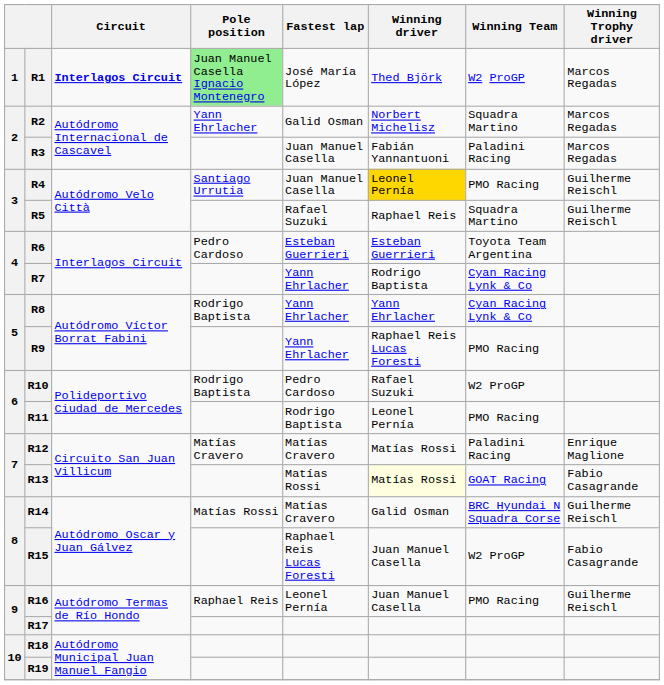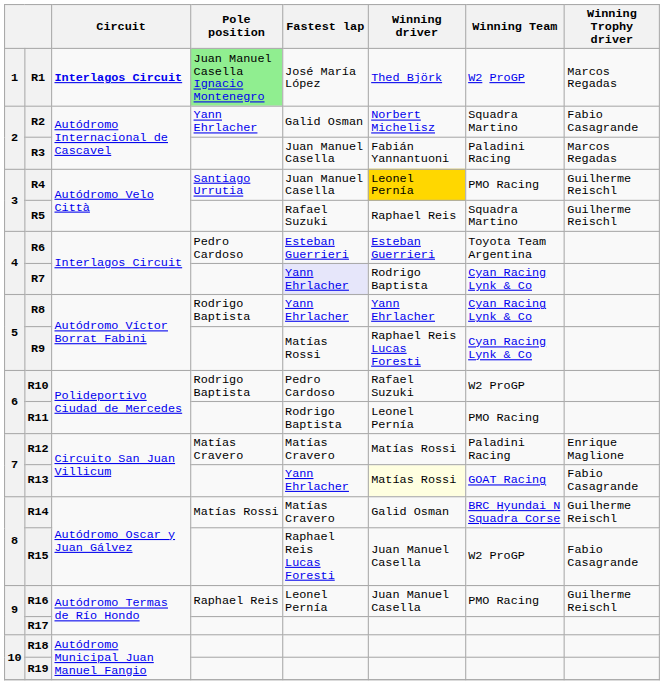(592, 122) Marcos Regadas -> (603, 122) Fabio Casagrande
(317, 279) no background -> (317, 279) lavender background
(317, 348) Yann Ehrlacher -> (306, 348) Matías Rossi
(504, 348) PMO Racing -> (507, 348) Cyan Racing Lynk & Co
(306, 481) Matías Rossi -> (317, 481) Yann Ehrlacher
